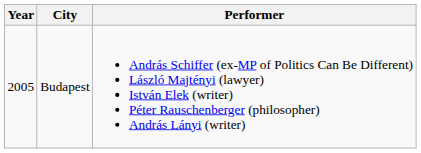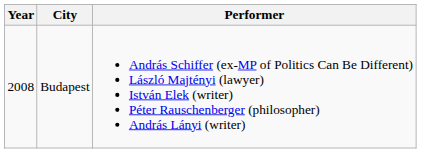(21, 86) 2005 -> (21, 86) 2008
